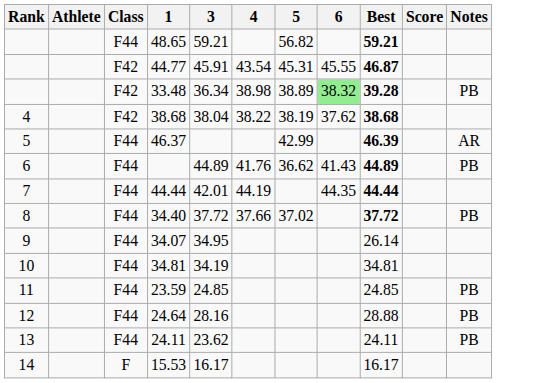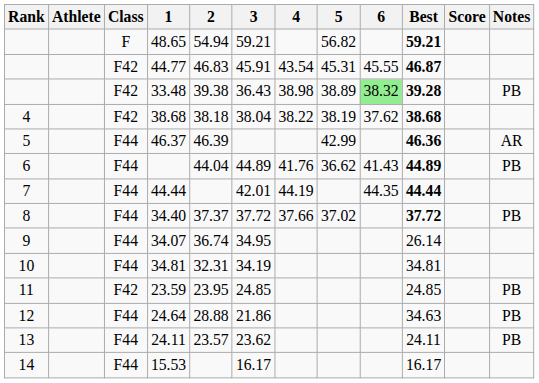+ column: (211, 16)
(126, 41) F44 -> (126, 41) F
(211, 91) 36.34 -> (254, 91) 36.43
(381, 141) 46.39 -> (424, 141) 46.36
(126, 290) F44 -> (126, 290) F42
(211, 315) 28.16 -> (254, 315) 21.86
(381, 315) 28.88 -> (424, 315) 34.63
(126, 365) F -> (126, 365) F44
